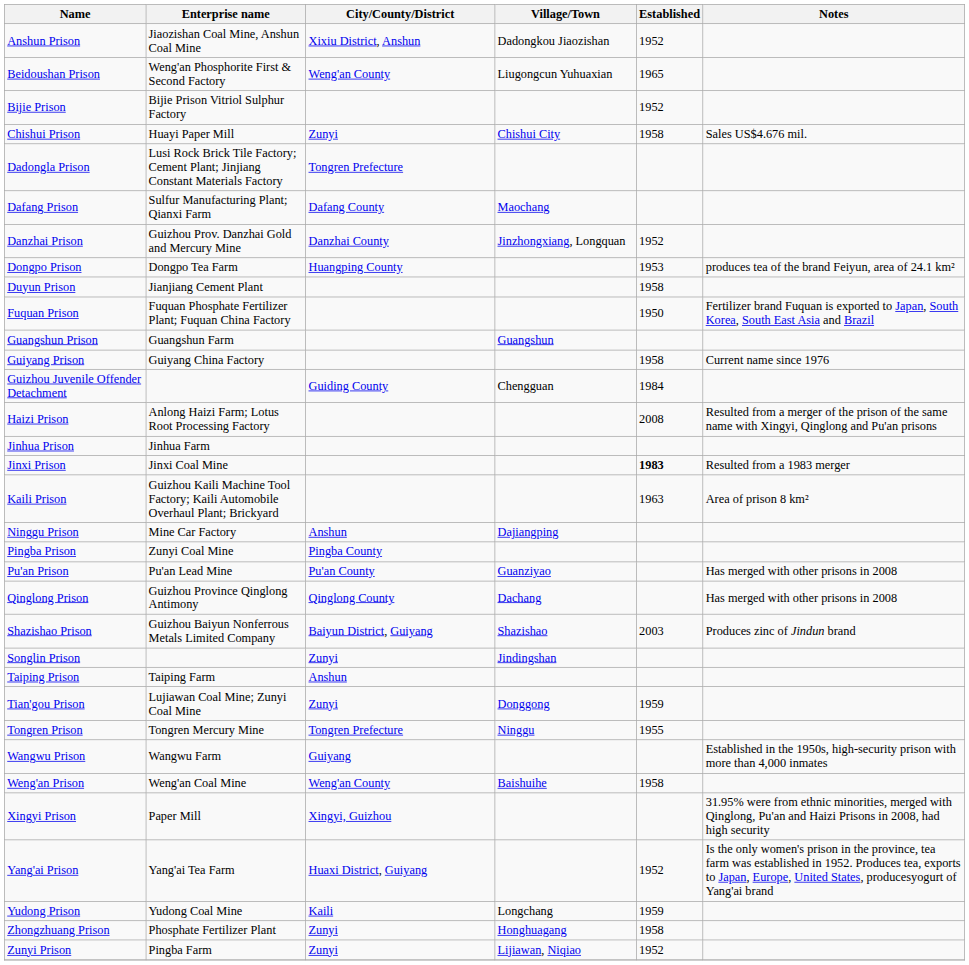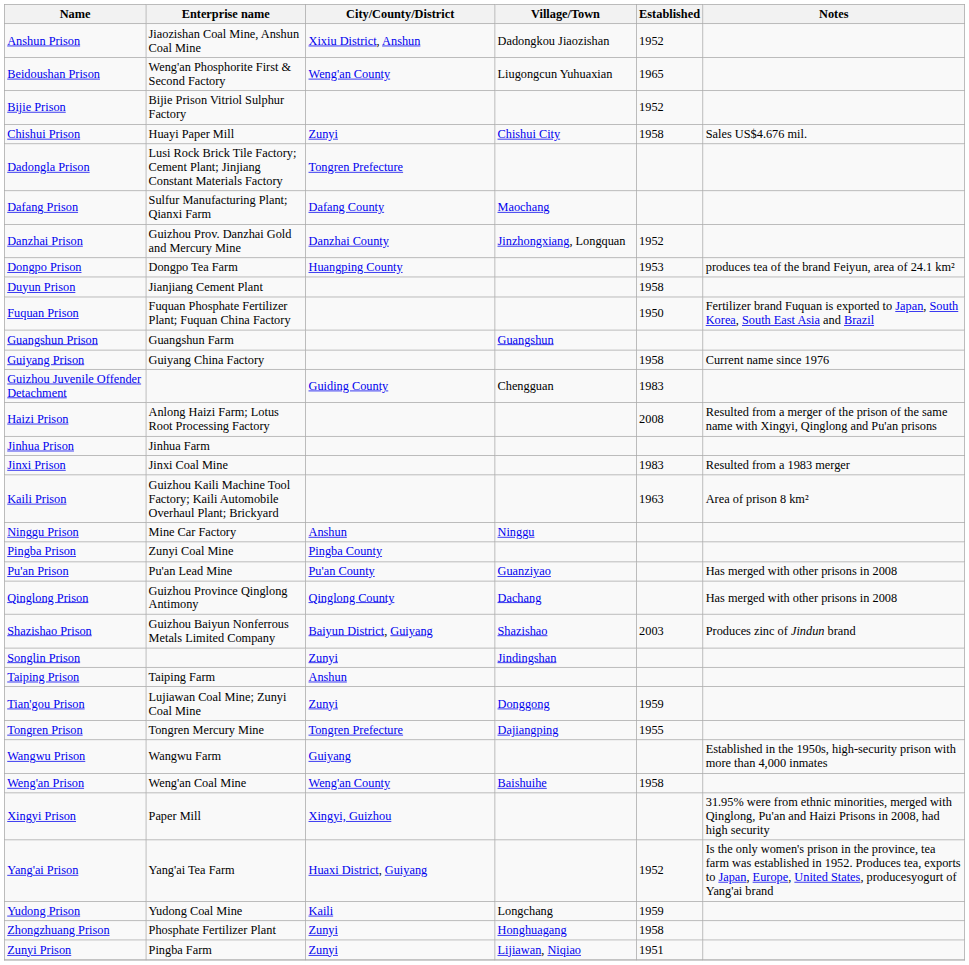(651, 386) 1984 -> (651, 386) 1983
(651, 465) bold -> (651, 465) normal
(528, 532) Dajiangping -> (516, 532) Ninggu
(516, 730) Ninggu -> (528, 730) Dajiangping
(651, 950) 1952 -> (651, 950) 1951
